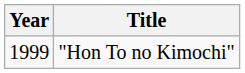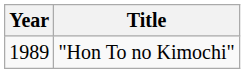(29, 52) 1999 -> (29, 52) 1989
